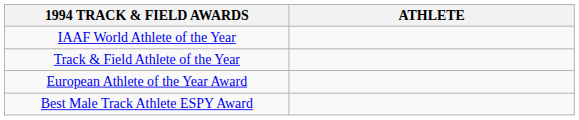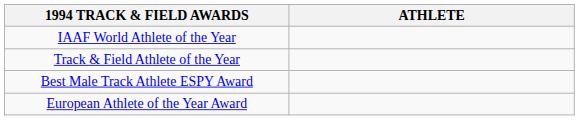rows swapped: (147, 81) <-> (147, 103)
